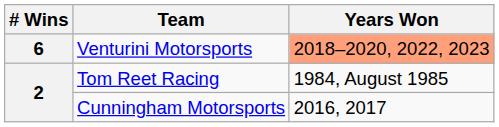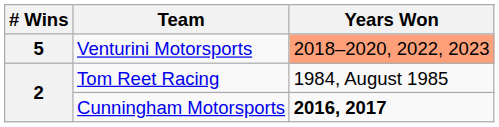(39, 49) 6 -> (39, 49) 5
(340, 108) normal -> (340, 108) bold
